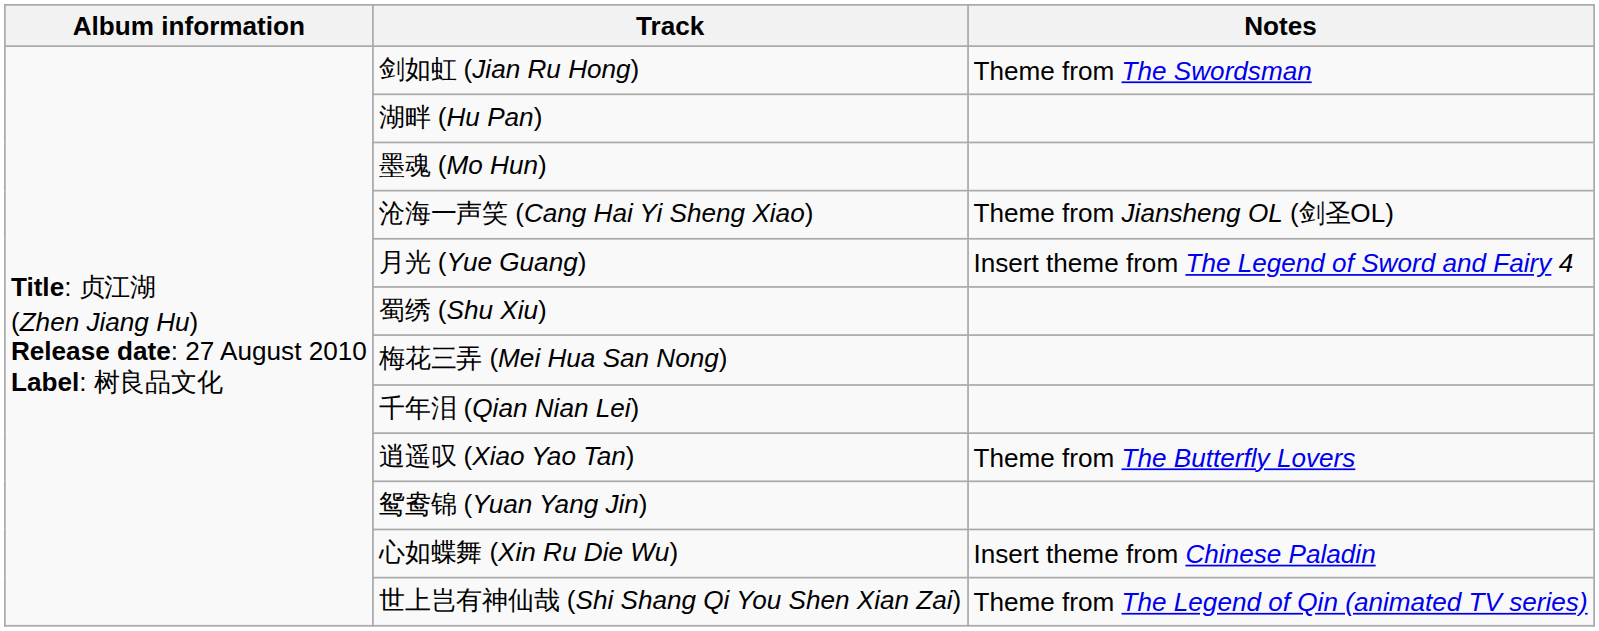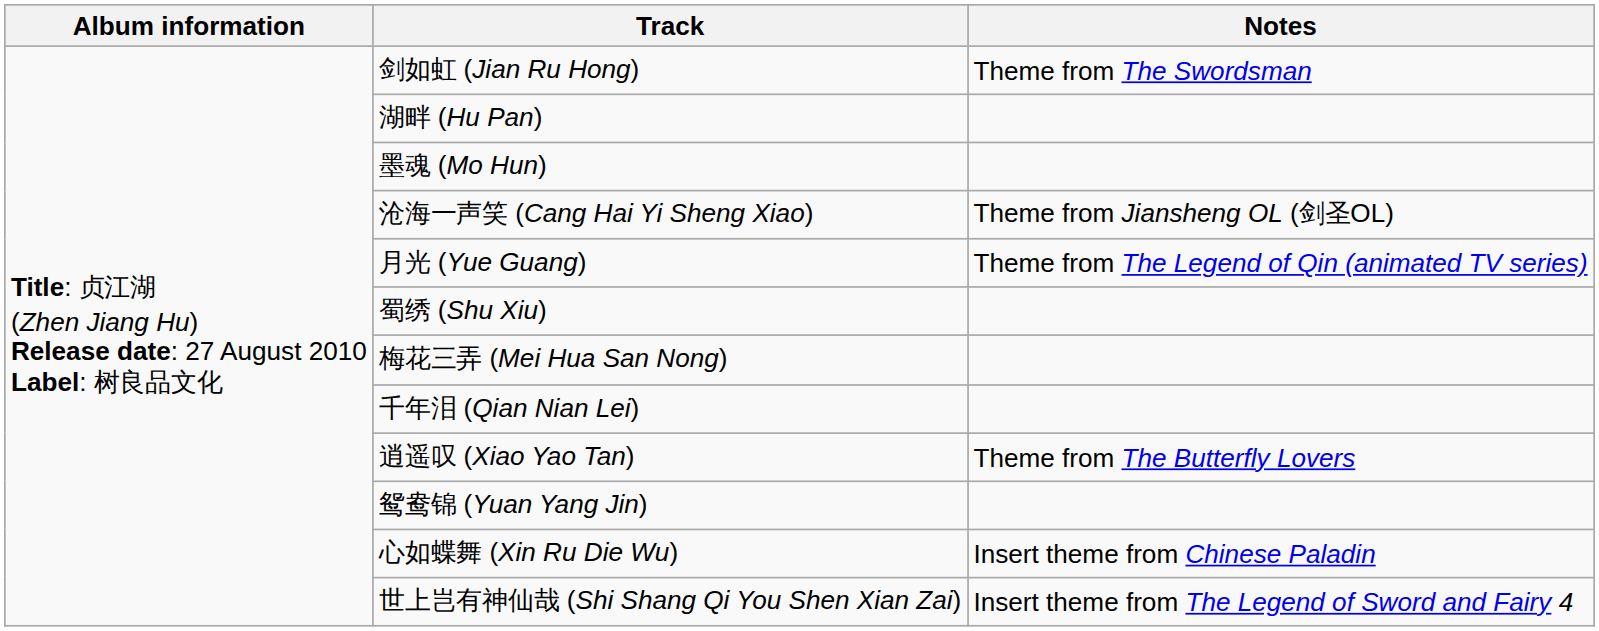(1273, 264) Insert theme from The Legend of Sword and Fairy 4 -> (1281, 264) Theme from The Legend of Qin (animated TV series)
(1281, 602) Theme from The Legend of Qin (animated TV series) -> (1273, 602) Insert theme from The Legend of Sword and Fairy 4
